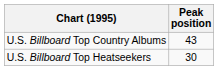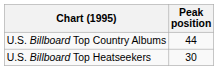(191, 40) 43 -> (191, 40) 44
